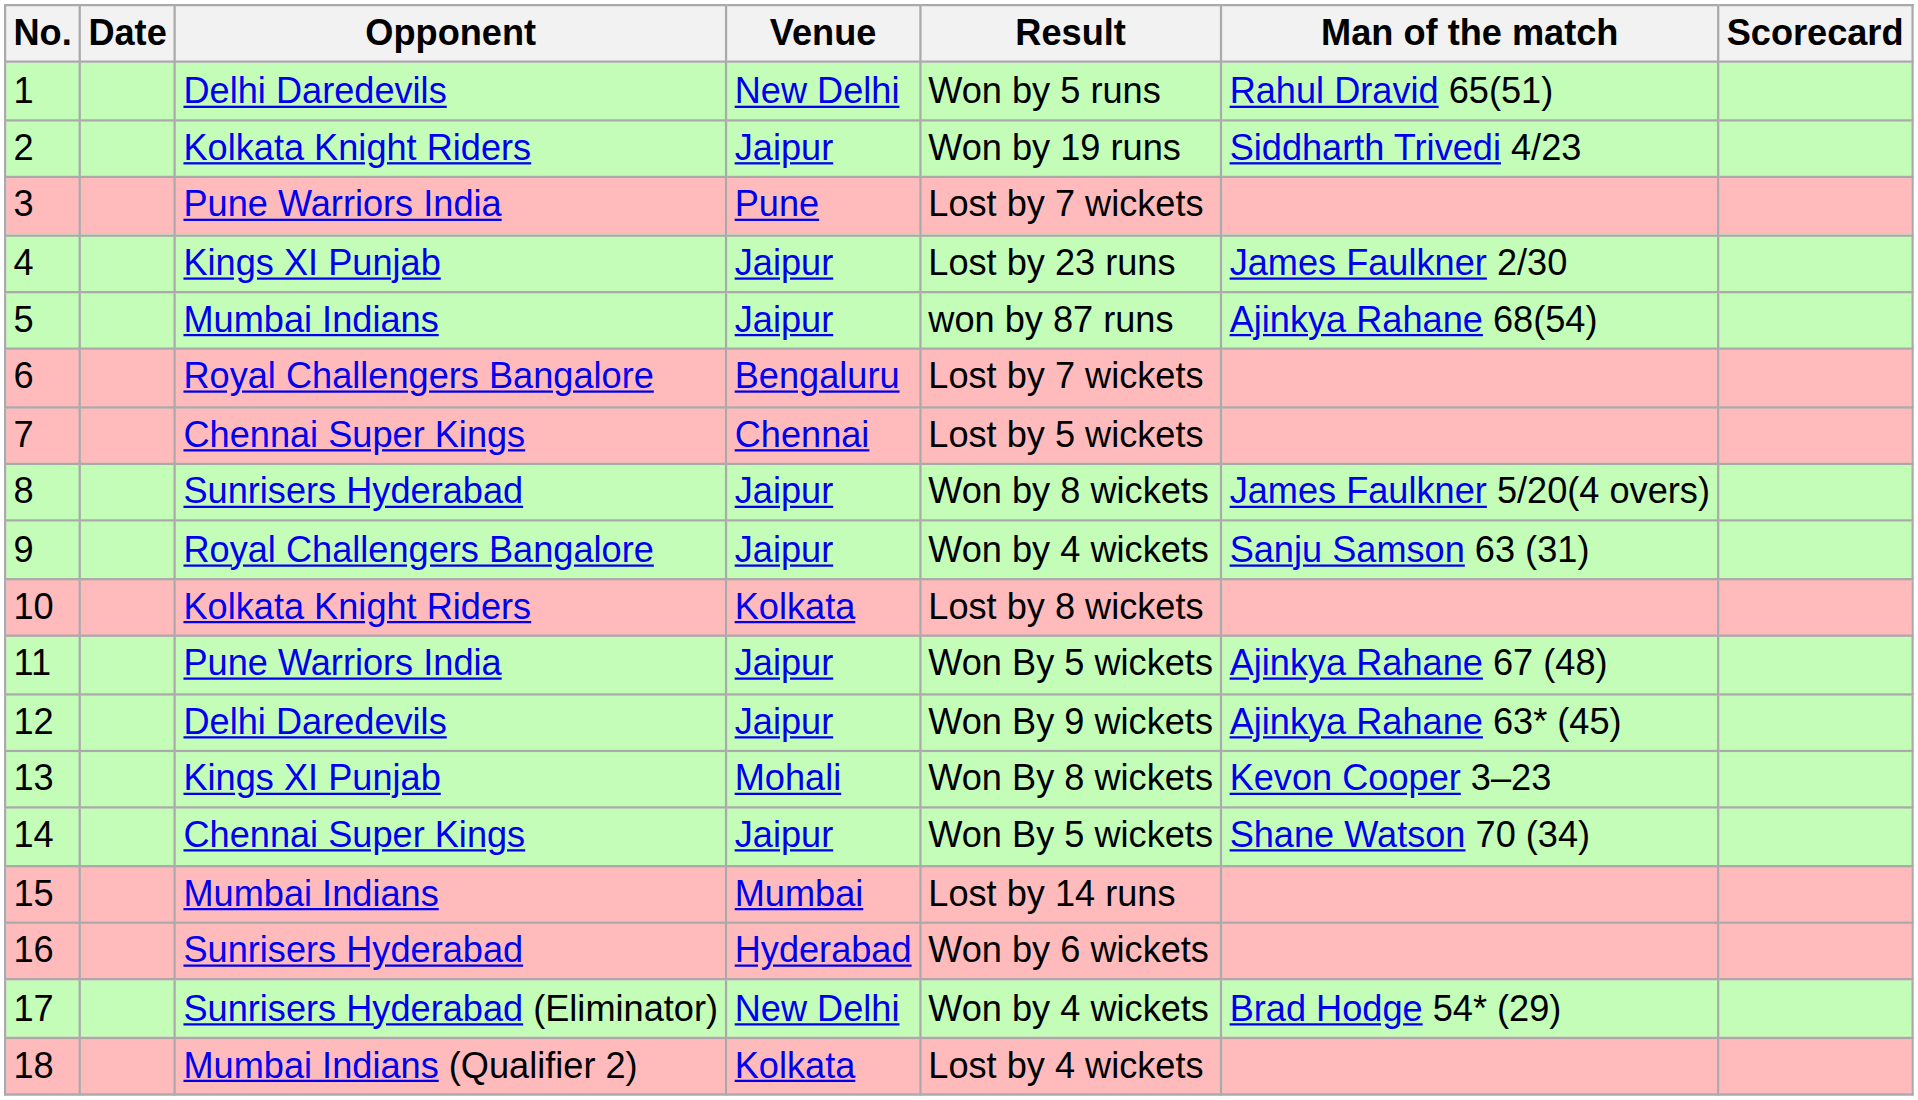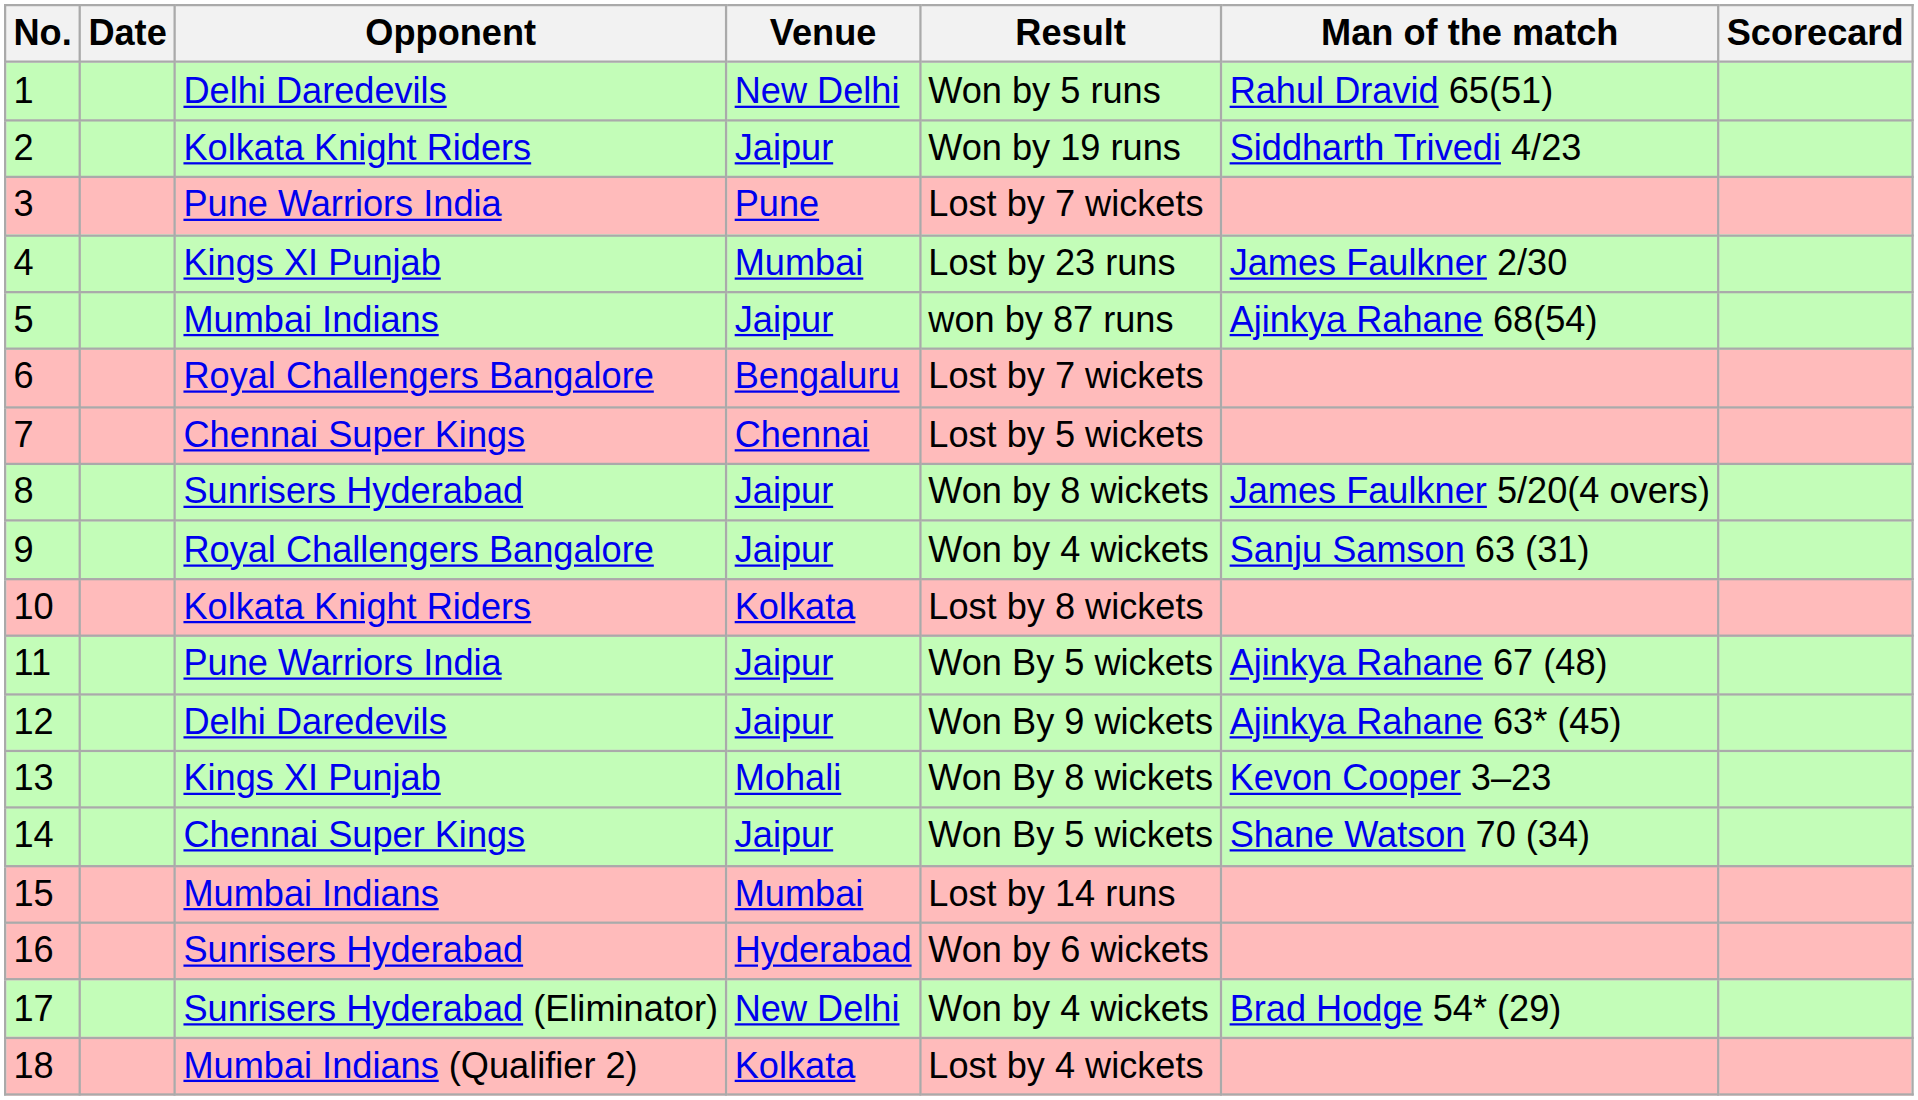(784, 262) Jaipur -> (799, 262) Mumbai
